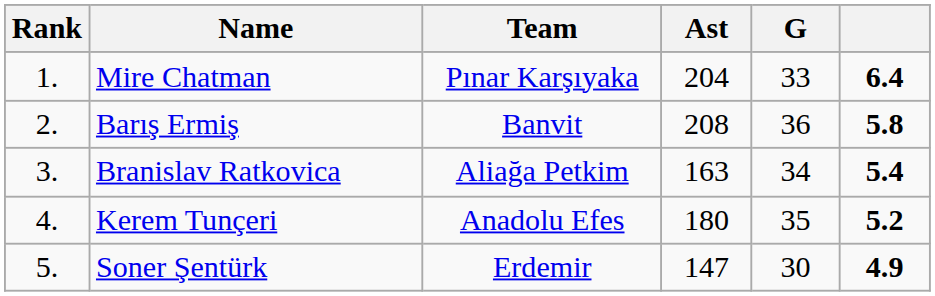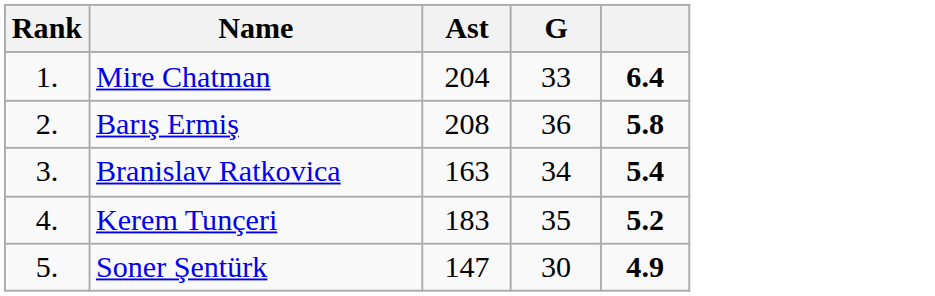- column: (542, 28)
(707, 219) 180 -> (467, 219) 183
